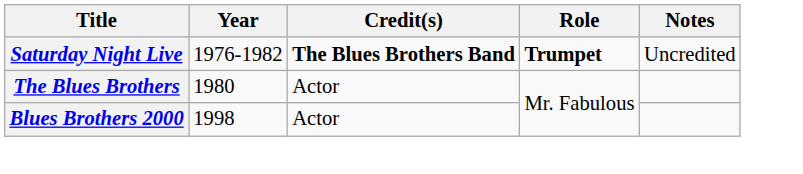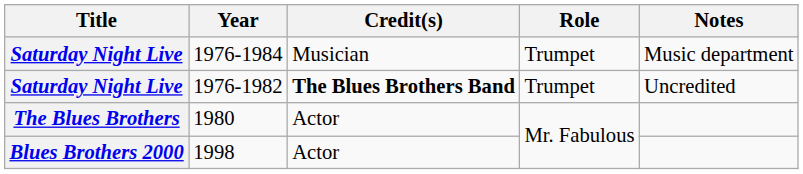+ row: (238, 53)
(563, 53) bold -> (560, 86) normal
